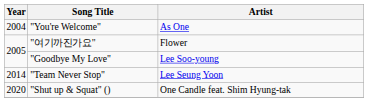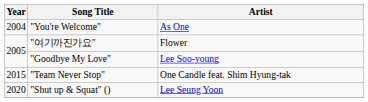(16, 74) 2014 -> (16, 74) 2015
(192, 74) Lee Seung Yoon -> (225, 74) One Candle feat. Shim Hyung-tak
(225, 90) One Candle feat. Shim Hyung-tak -> (192, 90) Lee Seung Yoon
